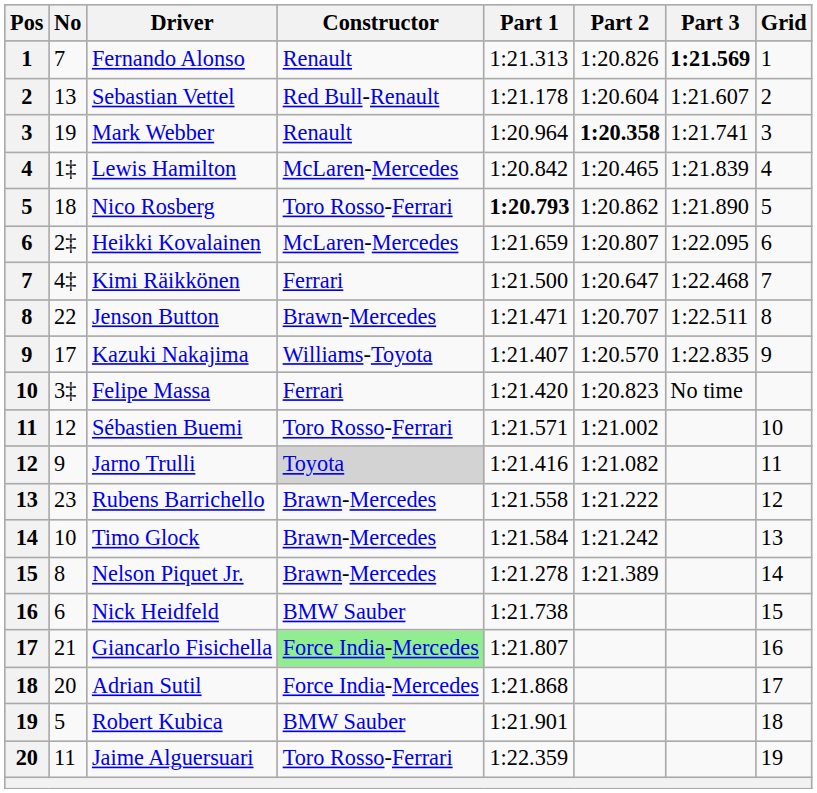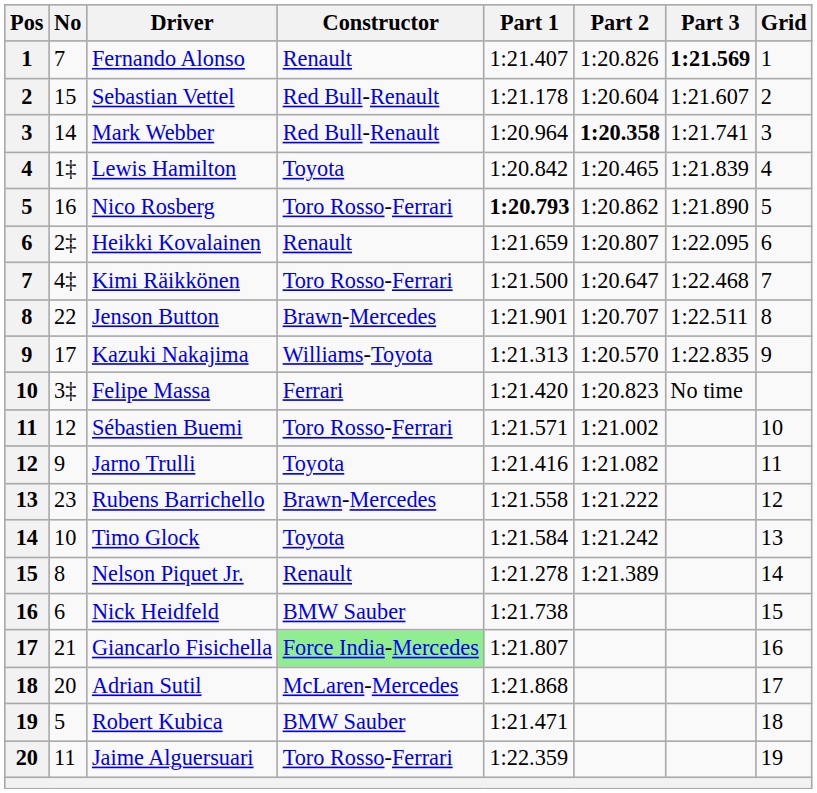(529, 59) 1:21.313 -> (529, 59) 1:21.407
(65, 96) 13 -> (65, 96) 15
(65, 132) 19 -> (65, 132) 14
(317, 132) Renault -> (361, 132) Red Bull-Renault
(371, 169) McLaren-Mercedes -> (313, 169) Toyota
(65, 206) 18 -> (65, 206) 16
(371, 243) McLaren-Mercedes -> (317, 243) Renault
(313, 280) Ferrari -> (368, 280) Toro Rosso-Ferrari
(529, 316) 1:21.471 -> (529, 316) 1:21.901
(529, 353) 1:21.407 -> (529, 353) 1:21.313
(313, 464) lightgrey background -> (313, 464) no background
(359, 537) Brawn-Mercedes -> (313, 537) Toyota
(359, 574) Brawn-Mercedes -> (317, 574) Renault
(381, 684) Force India-Mercedes -> (371, 684) McLaren-Mercedes
(529, 721) 1:21.901 -> (529, 721) 1:21.471
